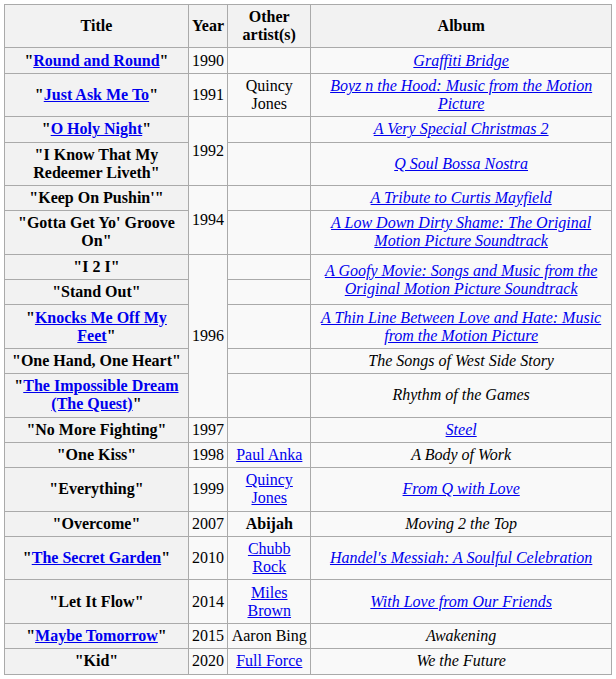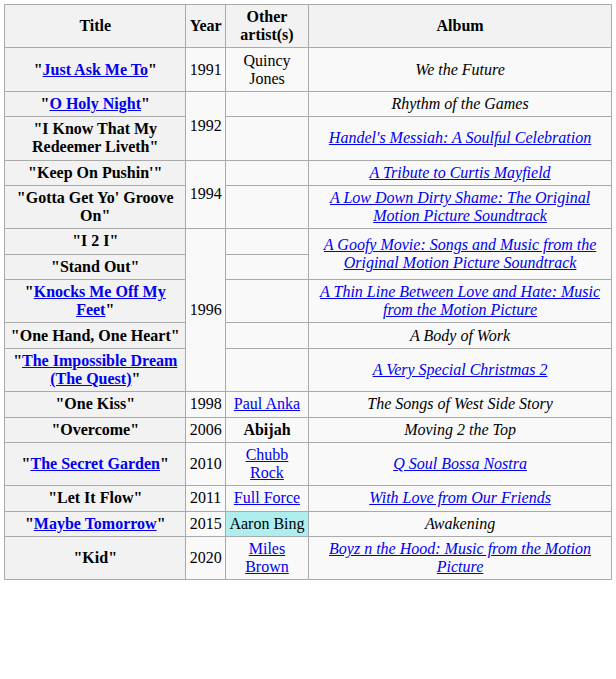- row: (96, 60)
(461, 94) Boyz n the Hood: Music from the Motion Picture -> (460, 69) We the Future
(461, 129) A Very Special Christmas 2 -> (460, 103) Rhythm of the Games
(461, 163) Q Soul Bossa Nostra -> (460, 138) Handel's Messiah: A Soulful Celebration
(461, 360) The Songs of West Side Story -> (460, 335) A Body of Work
(461, 395) Rhythm of the Games -> (460, 369) A Very Special Christmas 2
- row: (96, 429)
(461, 455) A Body of Work -> (460, 404) The Songs of West Side Story
- row: (96, 489)
(208, 523) 2007 -> (206, 429) 2006
(461, 558) Handel's Messiah: A Soulful Celebration -> (460, 464) Q Soul Bossa Nostra
(208, 601) 2014 -> (206, 498) 2011
(269, 601) Miles Brown -> (267, 498) Full Force
(269, 635) no background -> (267, 523) paleturquoise background
(269, 661) Full Force -> (267, 558) Miles Brown
(461, 661) We the Future -> (460, 558) Boyz n the Hood: Music from the Motion Picture
